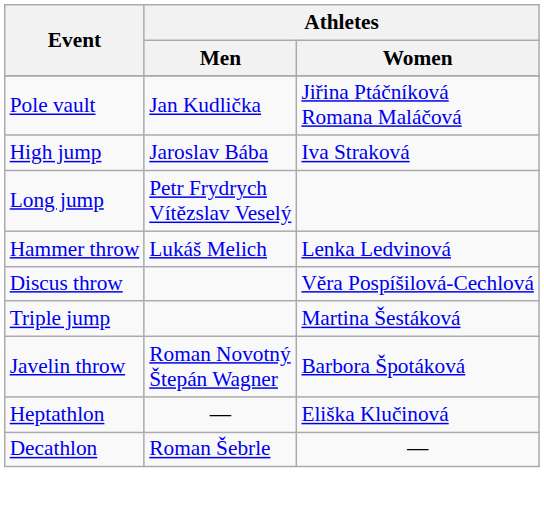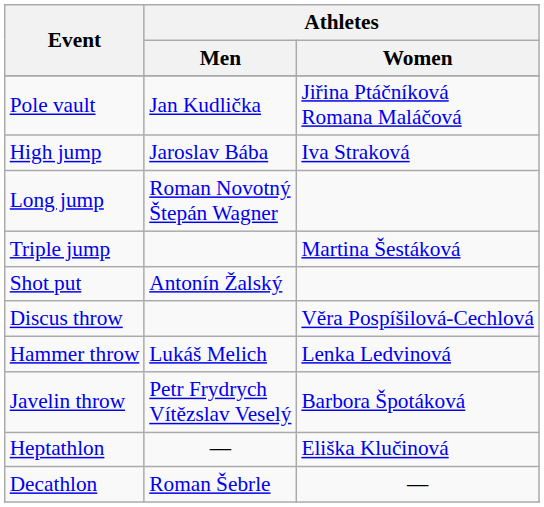(220, 200) Petr Frydrych Vítězslav Veselý -> (220, 200) Roman Novotný Štepán Wagner
rows swapped: (60, 318) <-> (75, 248)
+ row: (46, 283)
(220, 366) Roman Novotný Štepán Wagner -> (220, 401) Petr Frydrych Vítězslav Veselý
